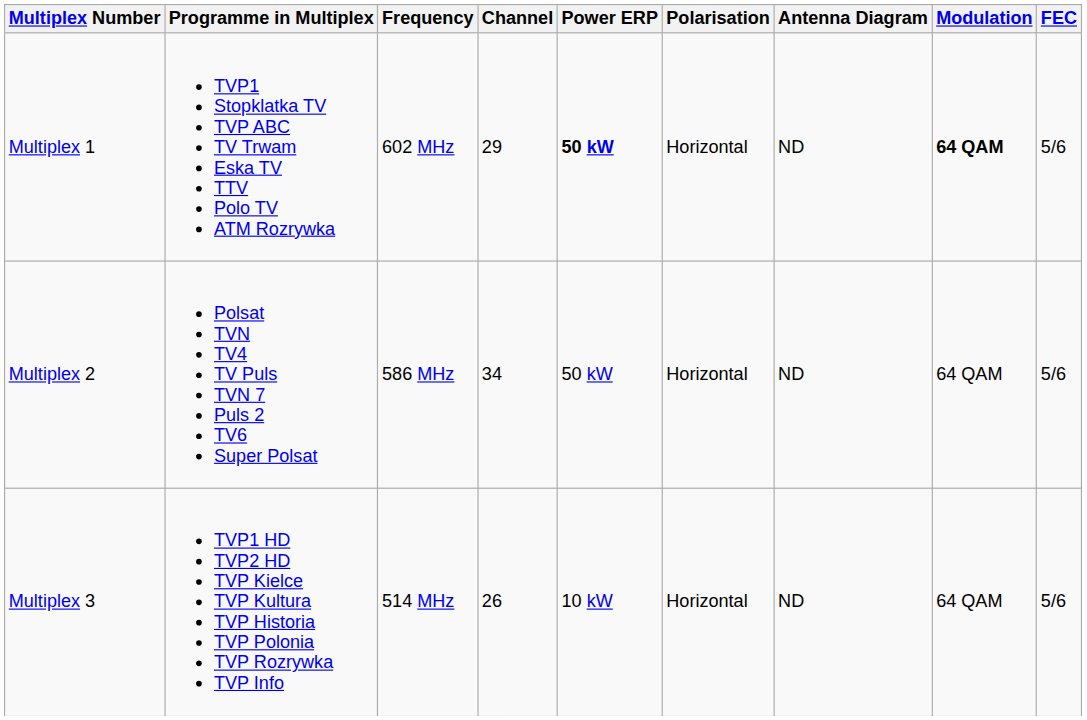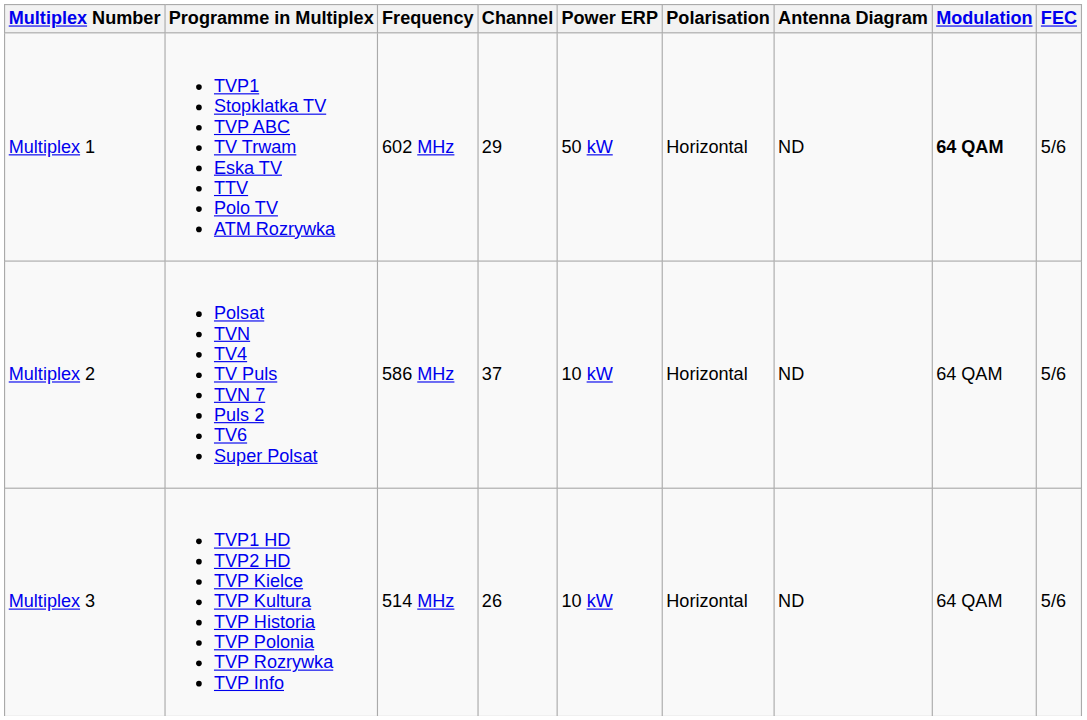(588, 146) bold -> (587, 146) normal
(492, 374) 34 -> (492, 374) 37
(587, 374) 50 kW -> (587, 374) 10 kW
